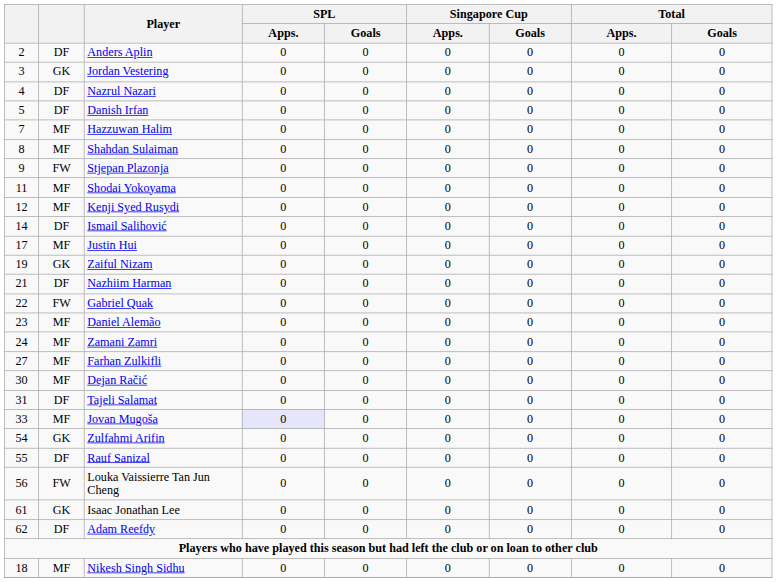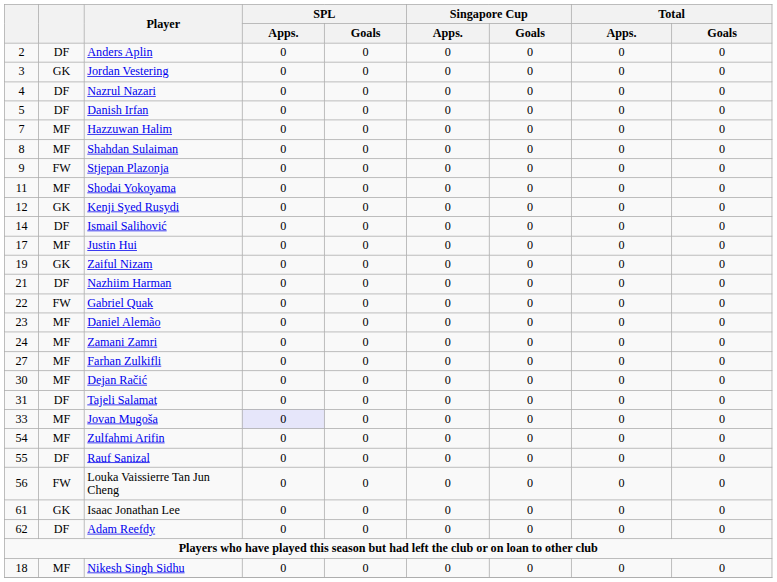(62, 206) MF -> (62, 206) GK
(62, 438) GK -> (62, 438) MF
